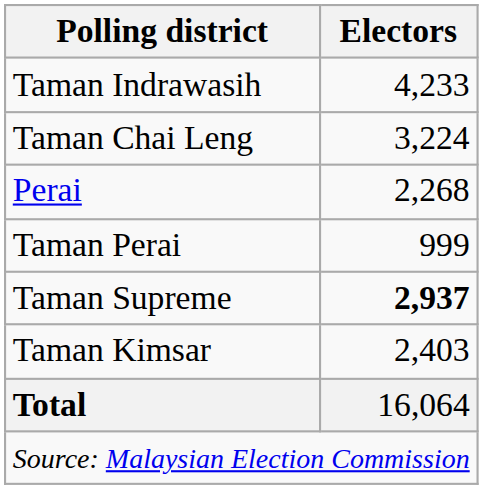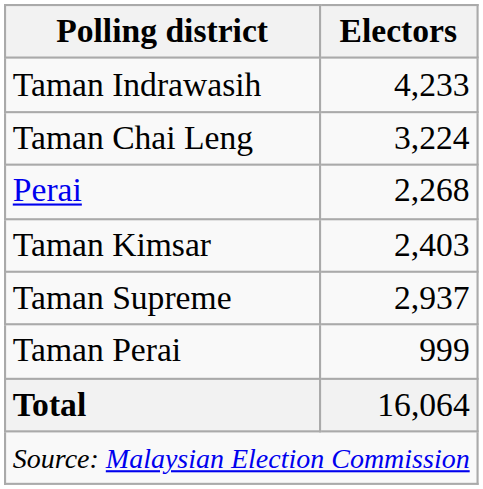rows swapped: (97, 244) <-> (112, 350)
(432, 297) bold -> (432, 297) normal
